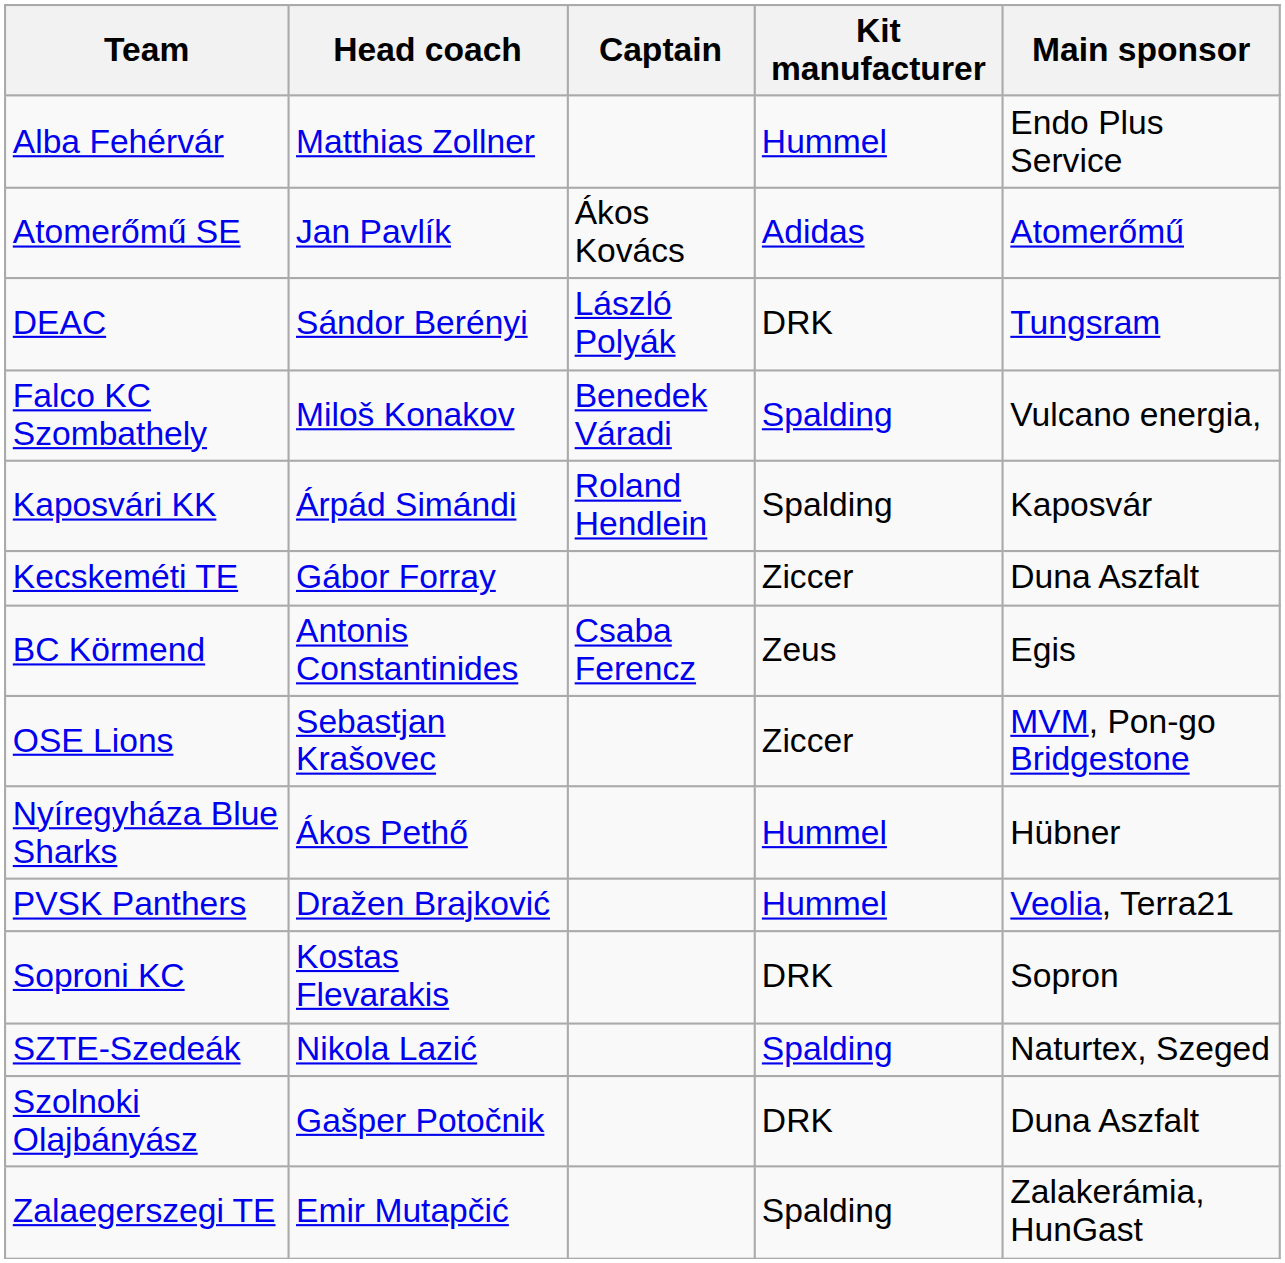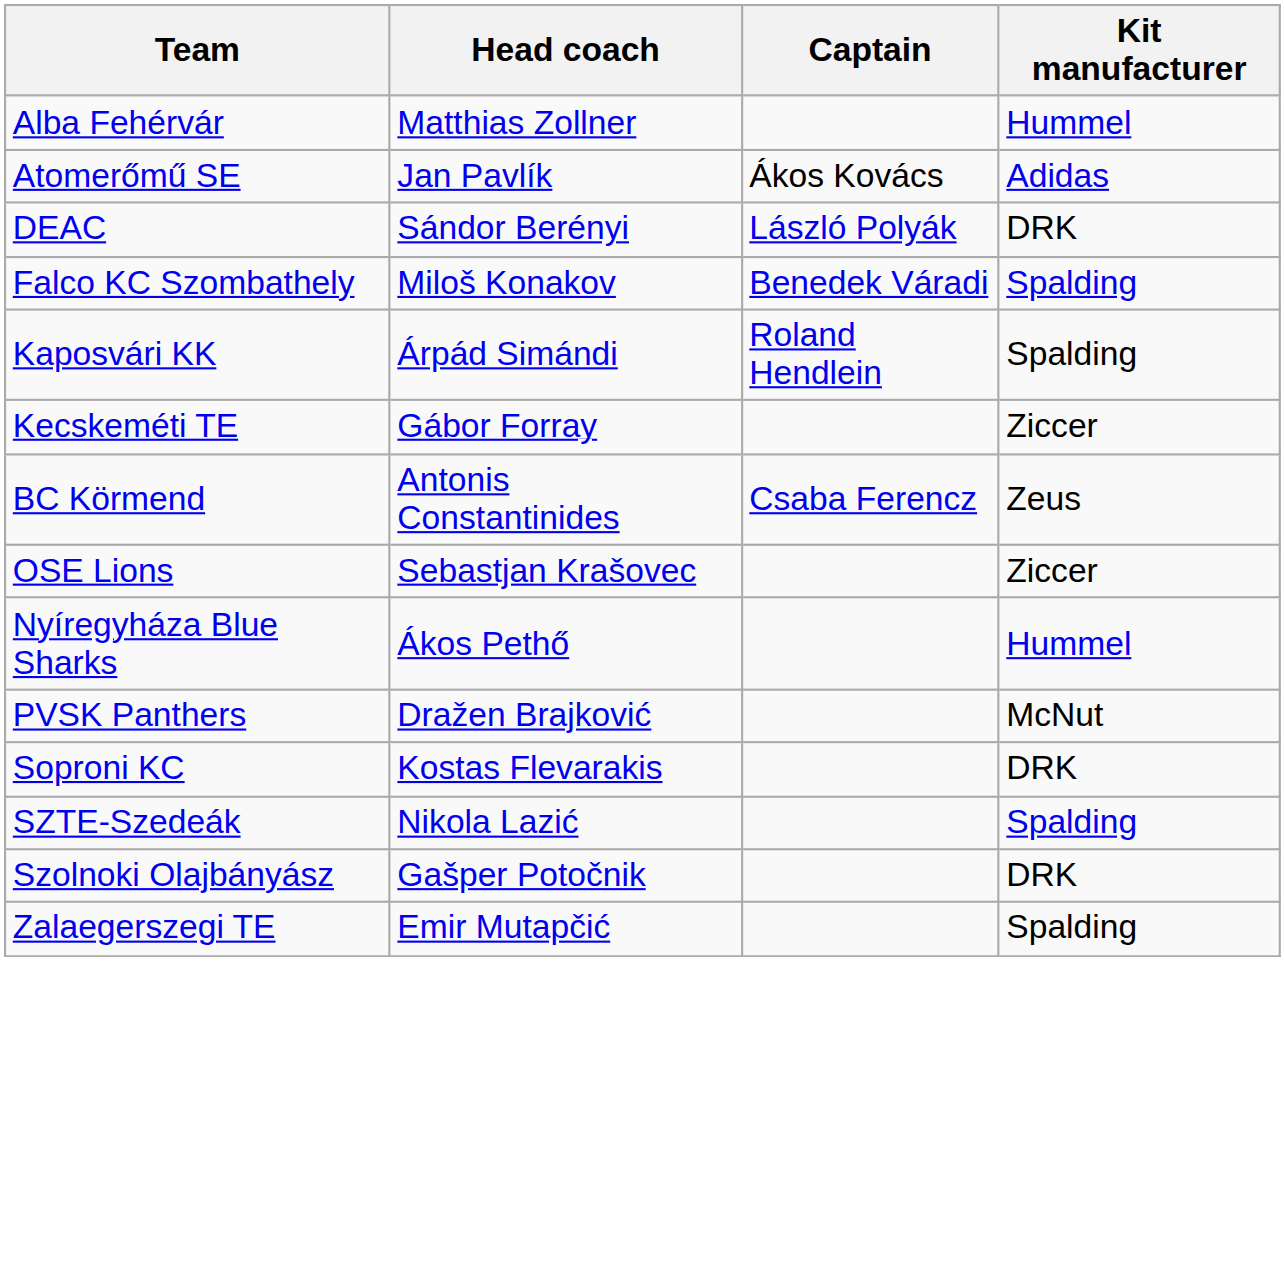- column: (1141, 50)
(824, 904) Hummel -> (1055, 715) McNut
